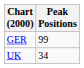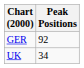(43, 39) 99 -> (43, 39) 92
